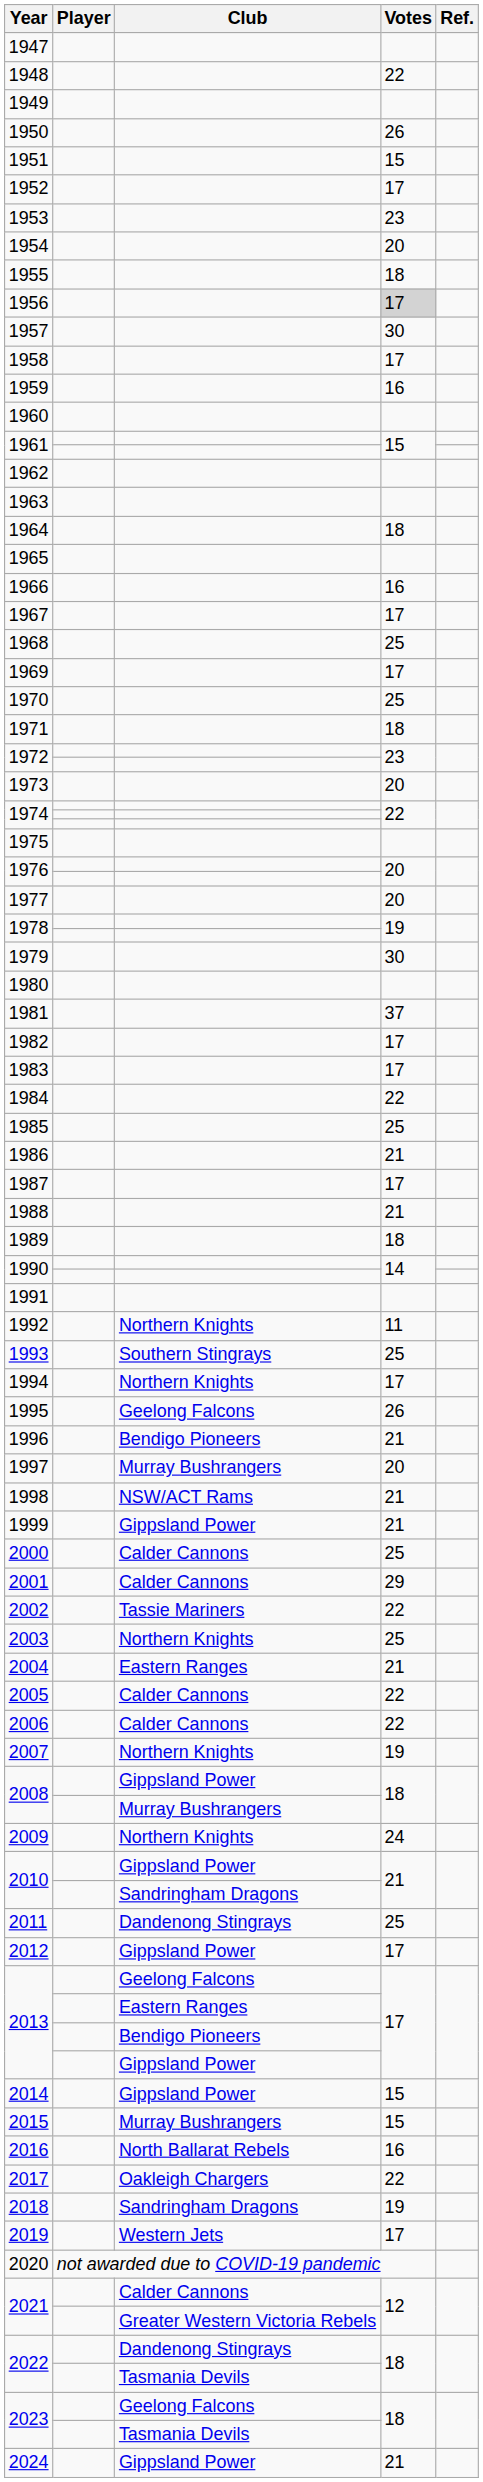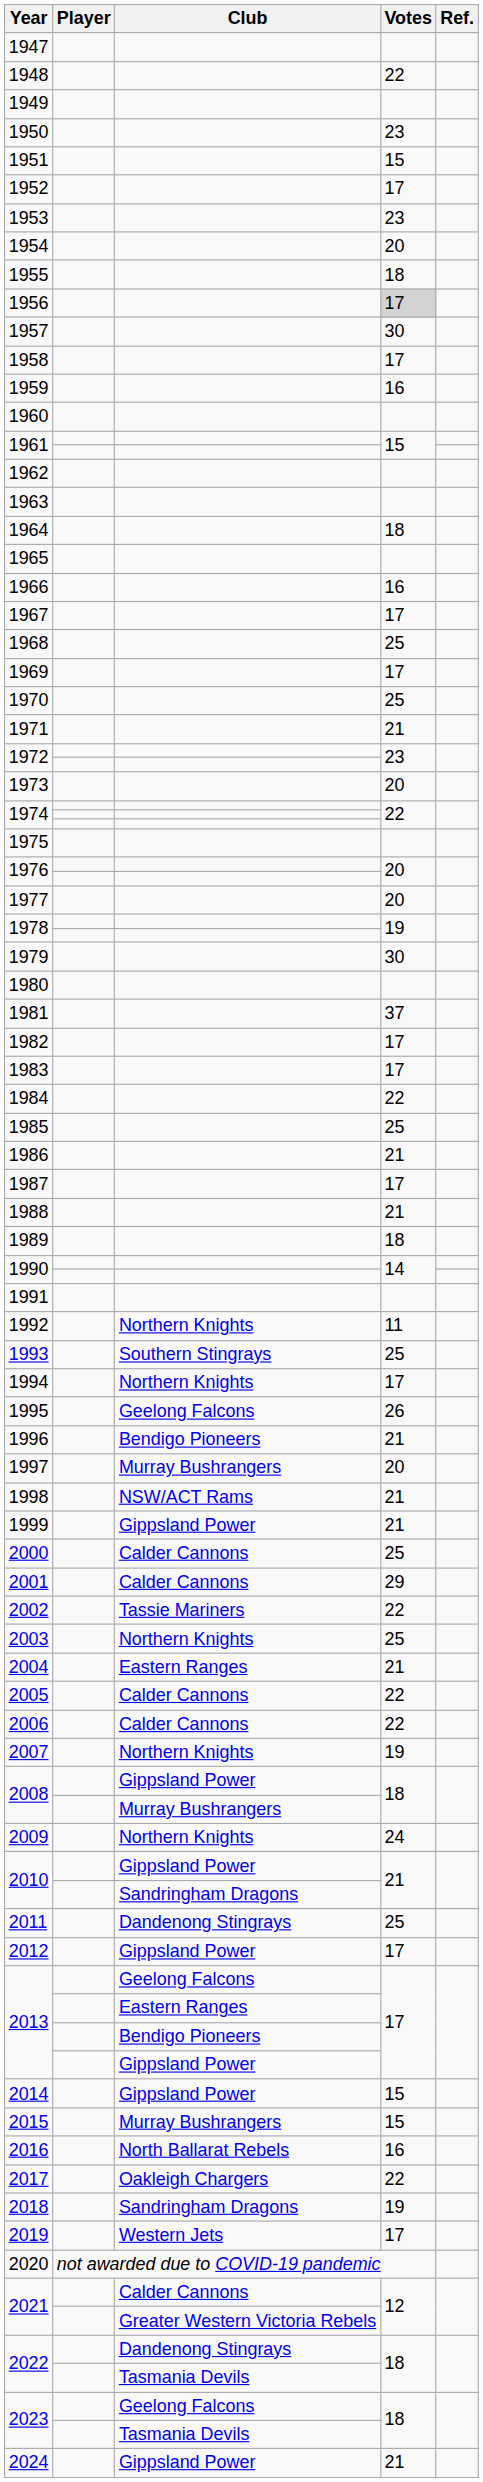(394, 132) 26 -> (394, 132) 23
(394, 729) 18 -> (394, 729) 21
